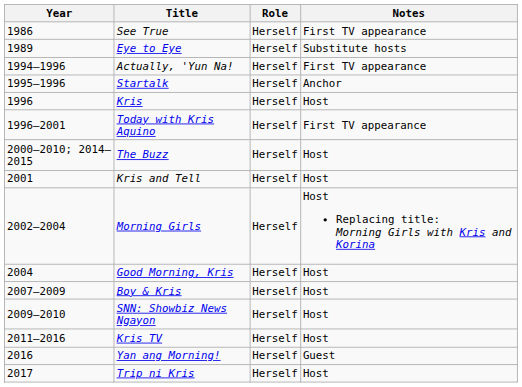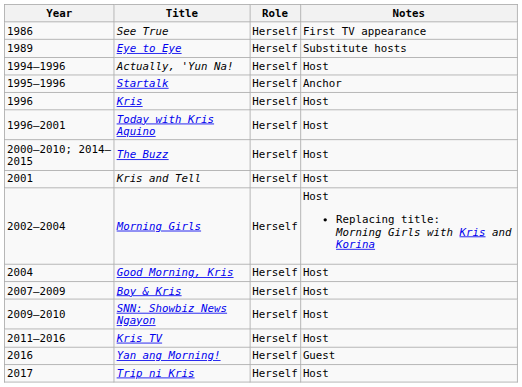(365, 66) First TV appearance -> (316, 66) Host
(365, 125) First TV appearance -> (316, 125) Host
